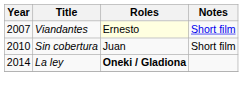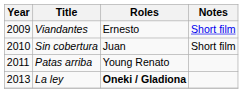(19, 29) 2007 -> (19, 29) 2009
(121, 29) lightyellow background -> (121, 29) no background
+ row: (64, 63)
(19, 63) 2014 -> (19, 79) 2013
